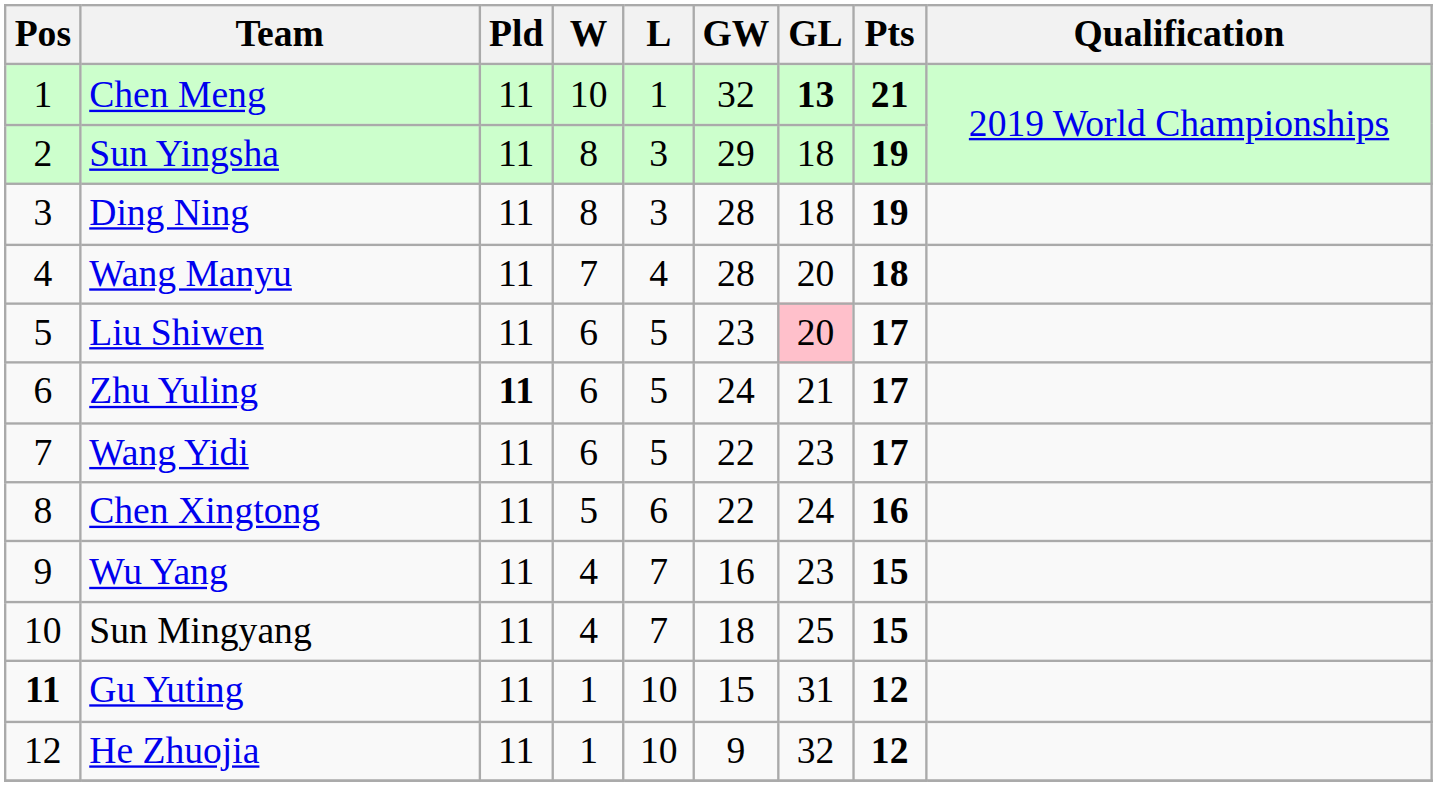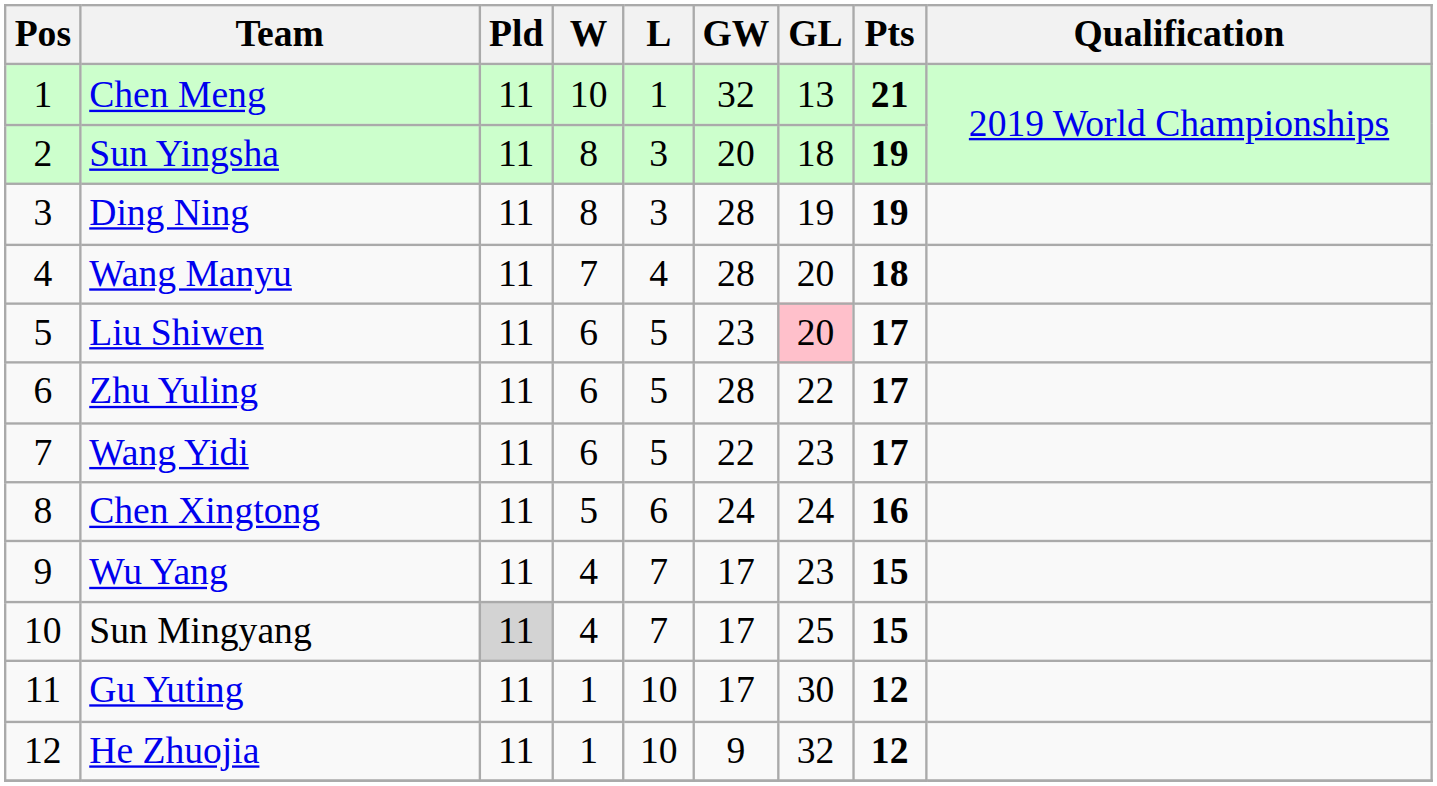(815, 93) bold -> (815, 93) normal
(736, 153) 29 -> (736, 153) 20
(815, 213) 18 -> (815, 213) 19
(516, 392) bold -> (516, 392) normal
(736, 392) 24 -> (736, 392) 28
(815, 392) 21 -> (815, 392) 22
(736, 511) 22 -> (736, 511) 24
(736, 570) 16 -> (736, 570) 17
(516, 630) no background -> (516, 630) lightgrey background
(736, 630) 18 -> (736, 630) 17
(43, 690) bold -> (43, 690) normal
(736, 690) 15 -> (736, 690) 17
(815, 690) 31 -> (815, 690) 30
